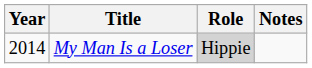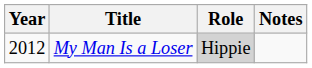(27, 47) 2014 -> (27, 47) 2012
